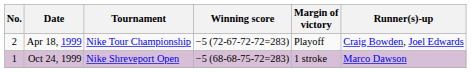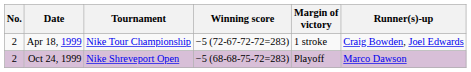(309, 42) Playoff -> (310, 42) 1 stroke
(14, 59) 1 -> (14, 59) 2
(310, 59) 1 stroke -> (309, 59) Playoff
